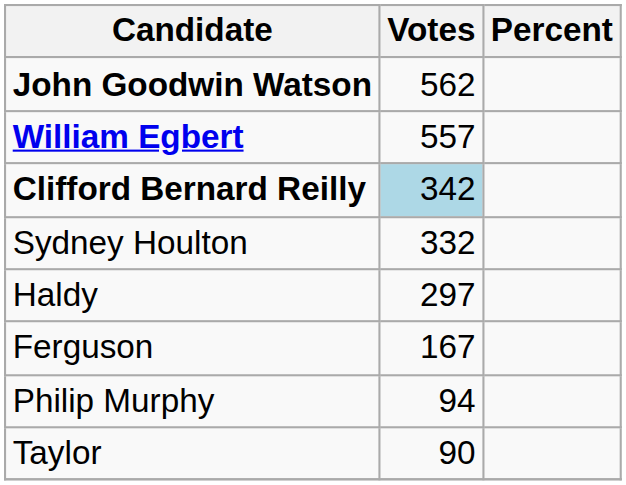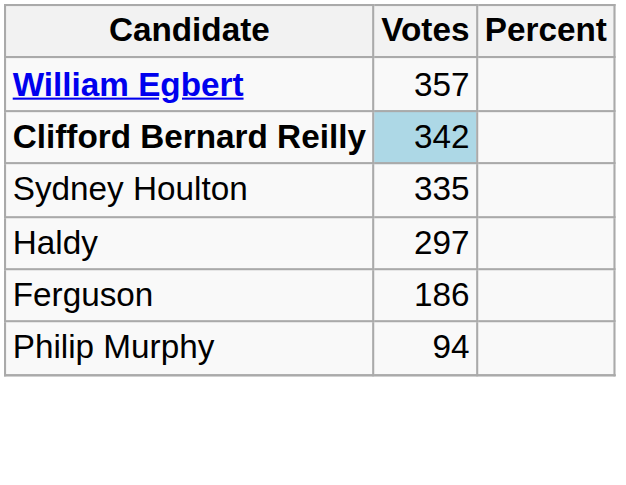- row: (192, 83)
(448, 136) 557 -> (442, 83) 357
(448, 242) 332 -> (442, 189) 335
(448, 347) 167 -> (442, 294) 186
- row: (57, 453)
